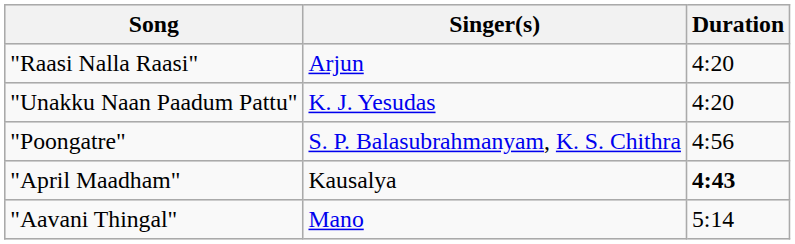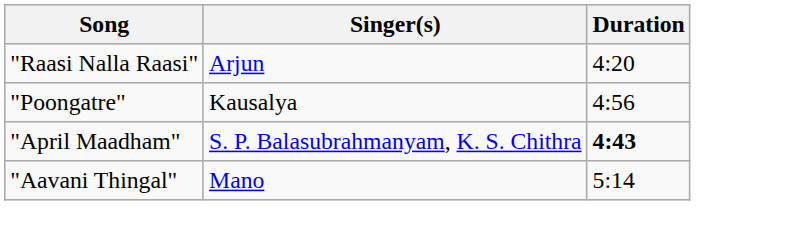- row: (154, 102)
(495, 141) S. P. Balasubrahmanyam, K. S. Chithra -> (253, 102) Kausalya
(353, 180) Kausalya -> (395, 141) S. P. Balasubrahmanyam, K. S. Chithra
